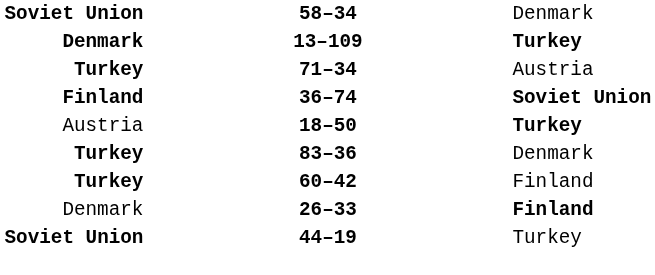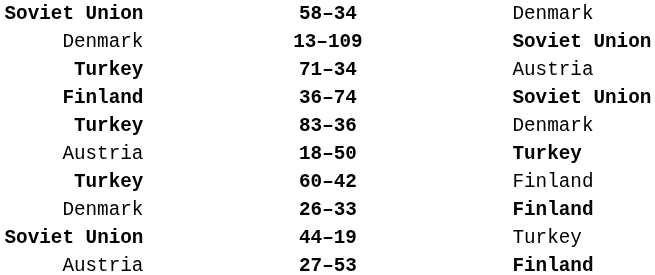(103, 42) bold -> (103, 42) normal
(547, 42) Turkey -> (582, 42) Soviet Union
rows swapped: (328, 154) <-> (328, 126)
+ row: (328, 266)
